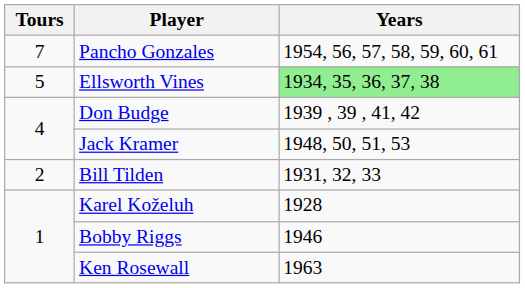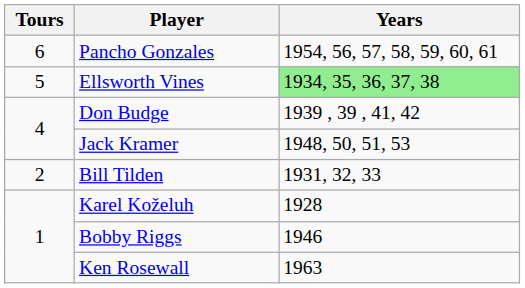(40, 50) 7 -> (40, 50) 6
